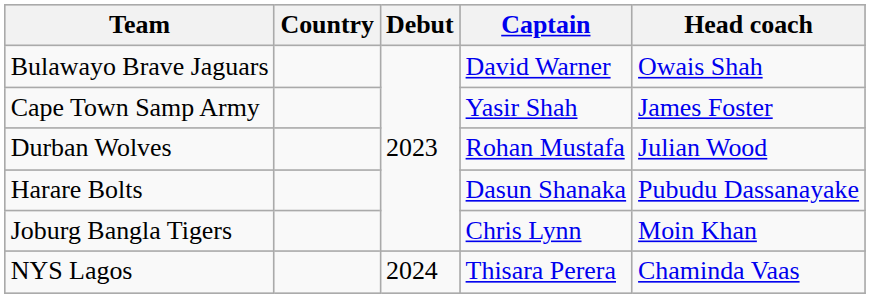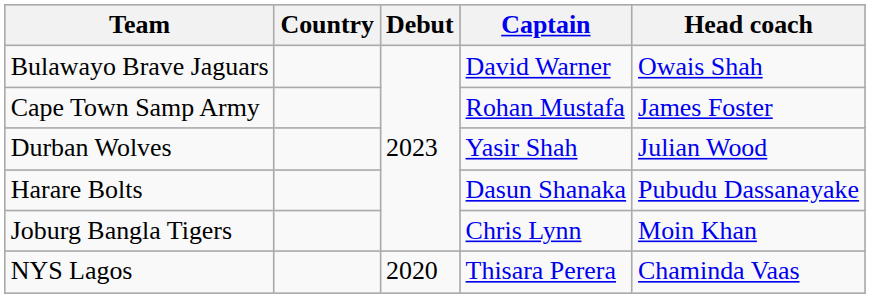(522, 107) Yasir Shah -> (545, 107) Rohan Mustafa
(545, 148) Rohan Mustafa -> (522, 148) Yasir Shah
(412, 271) 2024 -> (412, 271) 2020
